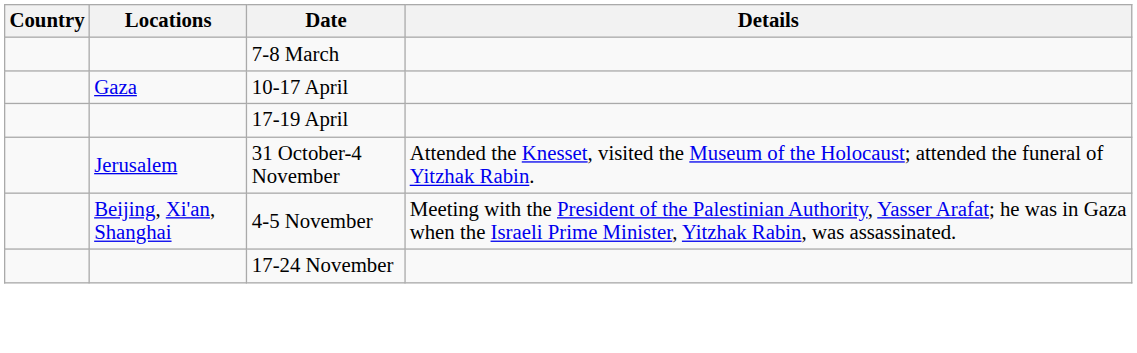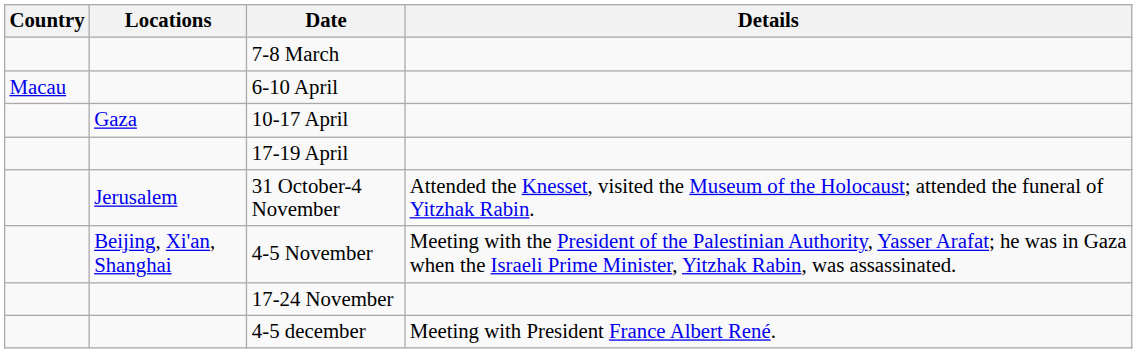+ row: (295, 86)
+ row: (309, 331)
